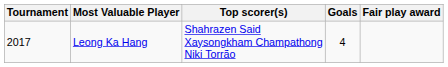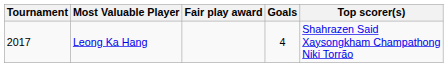columns swapped: (254, 13) <-> (401, 13)
